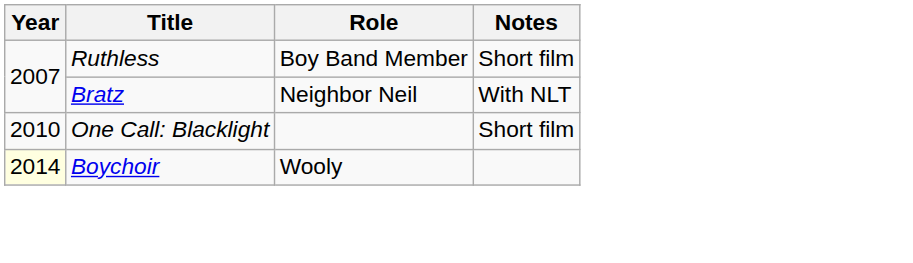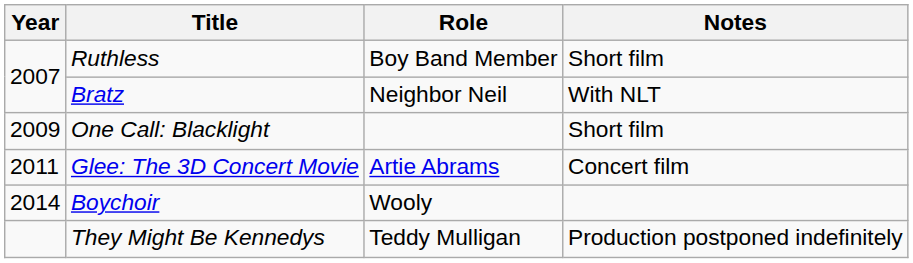(35, 130) 2010 -> (35, 130) 2009
+ row: (215, 166)
(35, 166) lightyellow background -> (35, 202) no background
+ row: (198, 238)
